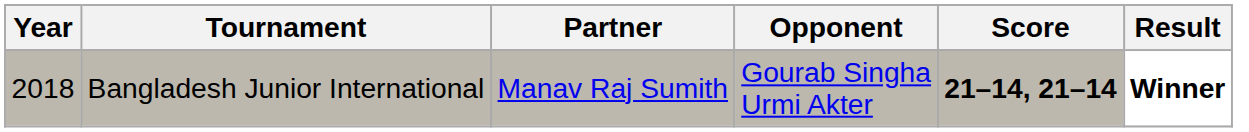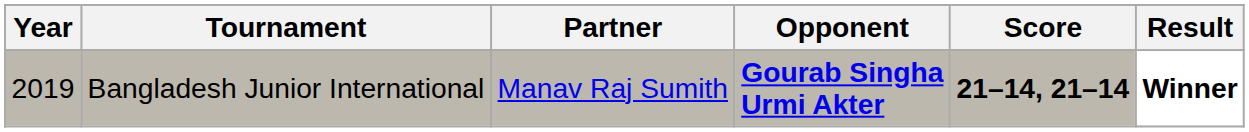(43, 88) 2018 -> (43, 88) 2019
(836, 88) normal -> (842, 88) bold
